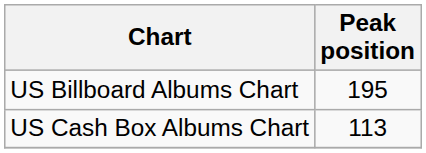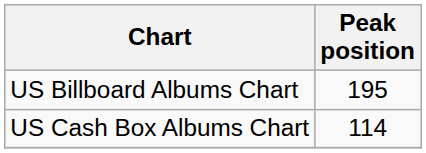(368, 128) 113 -> (368, 128) 114
